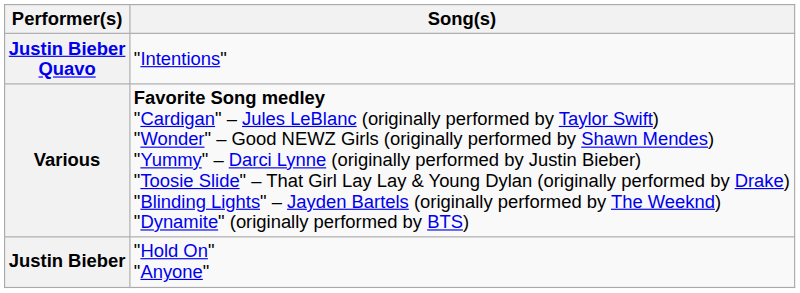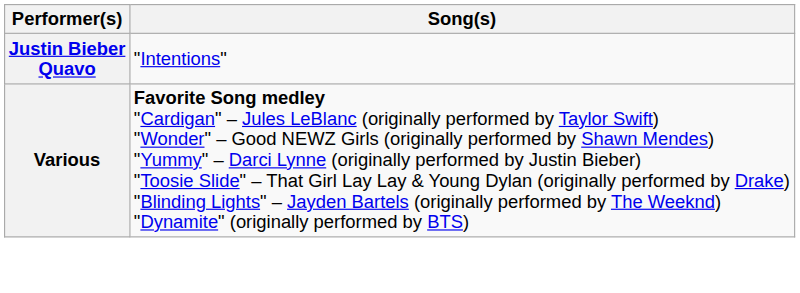- row: (67, 261)
